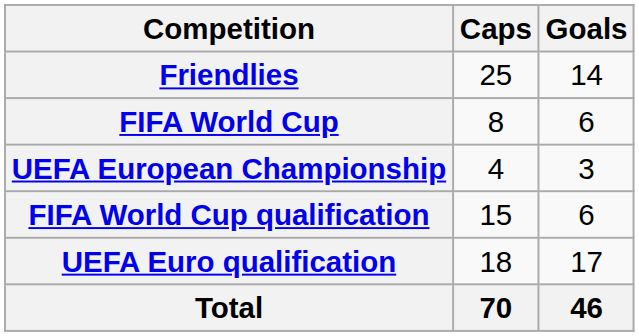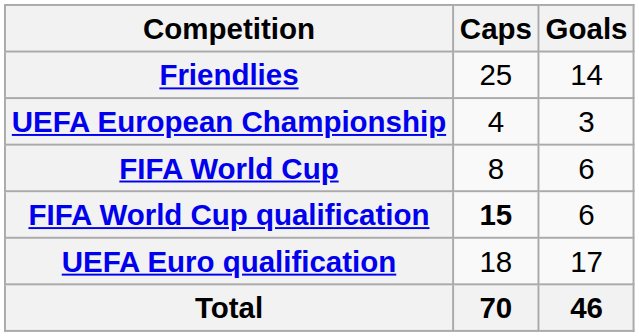rows swapped: (229, 122) <-> (229, 169)
(496, 215) normal -> (496, 215) bold
